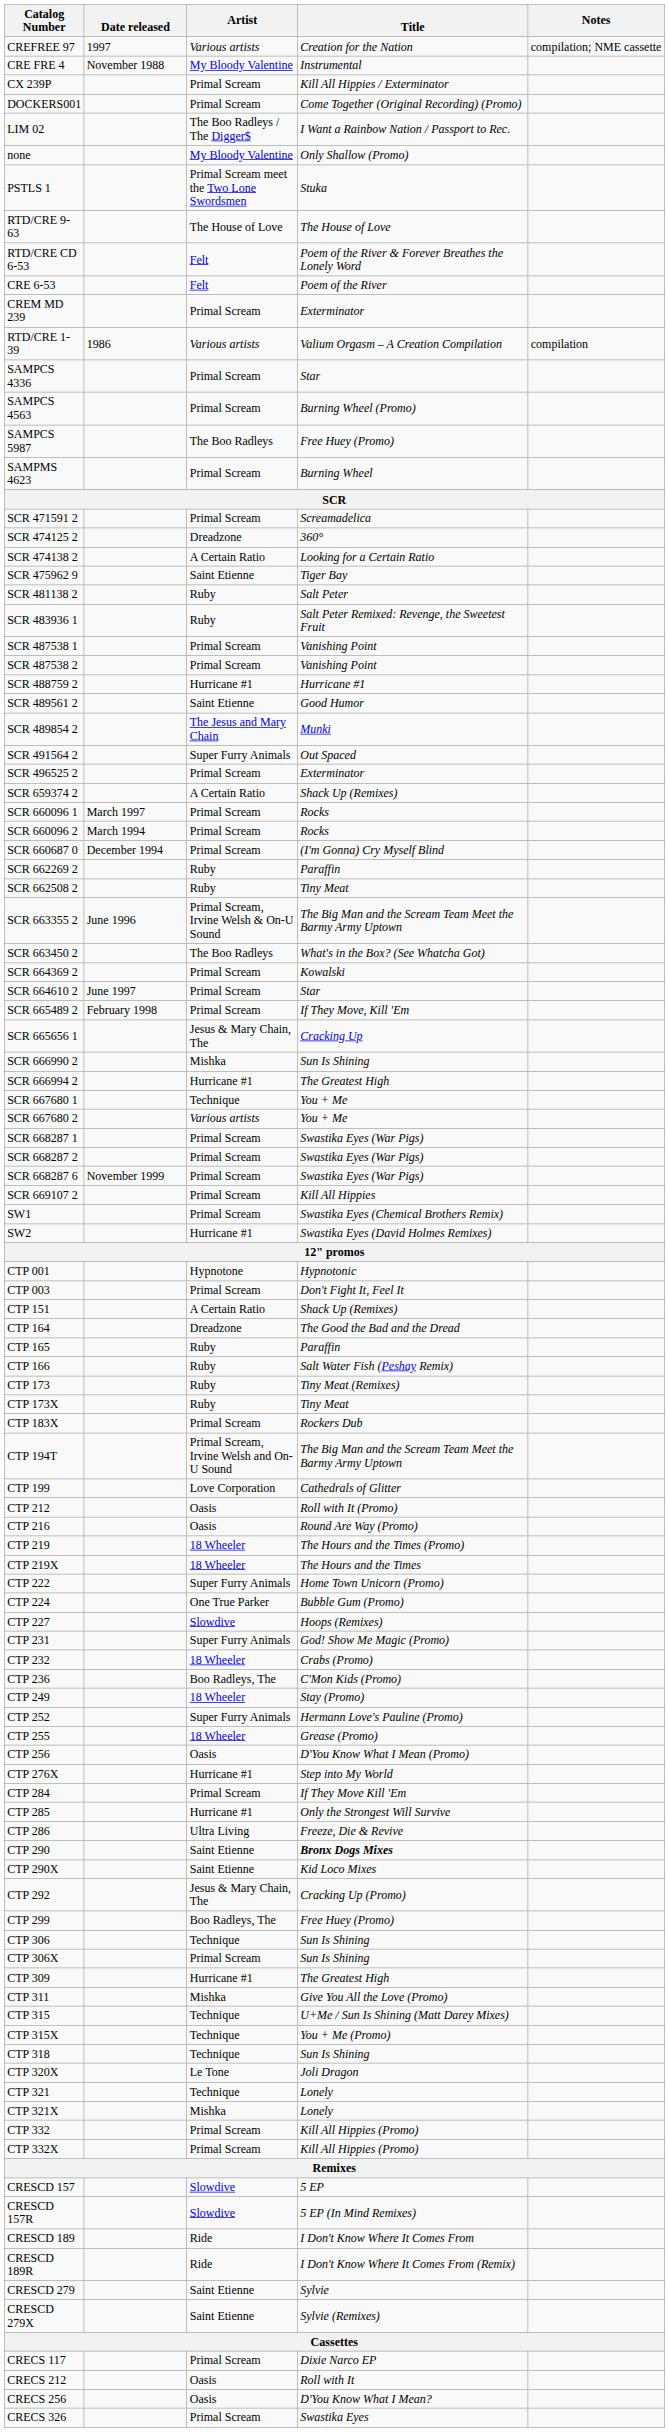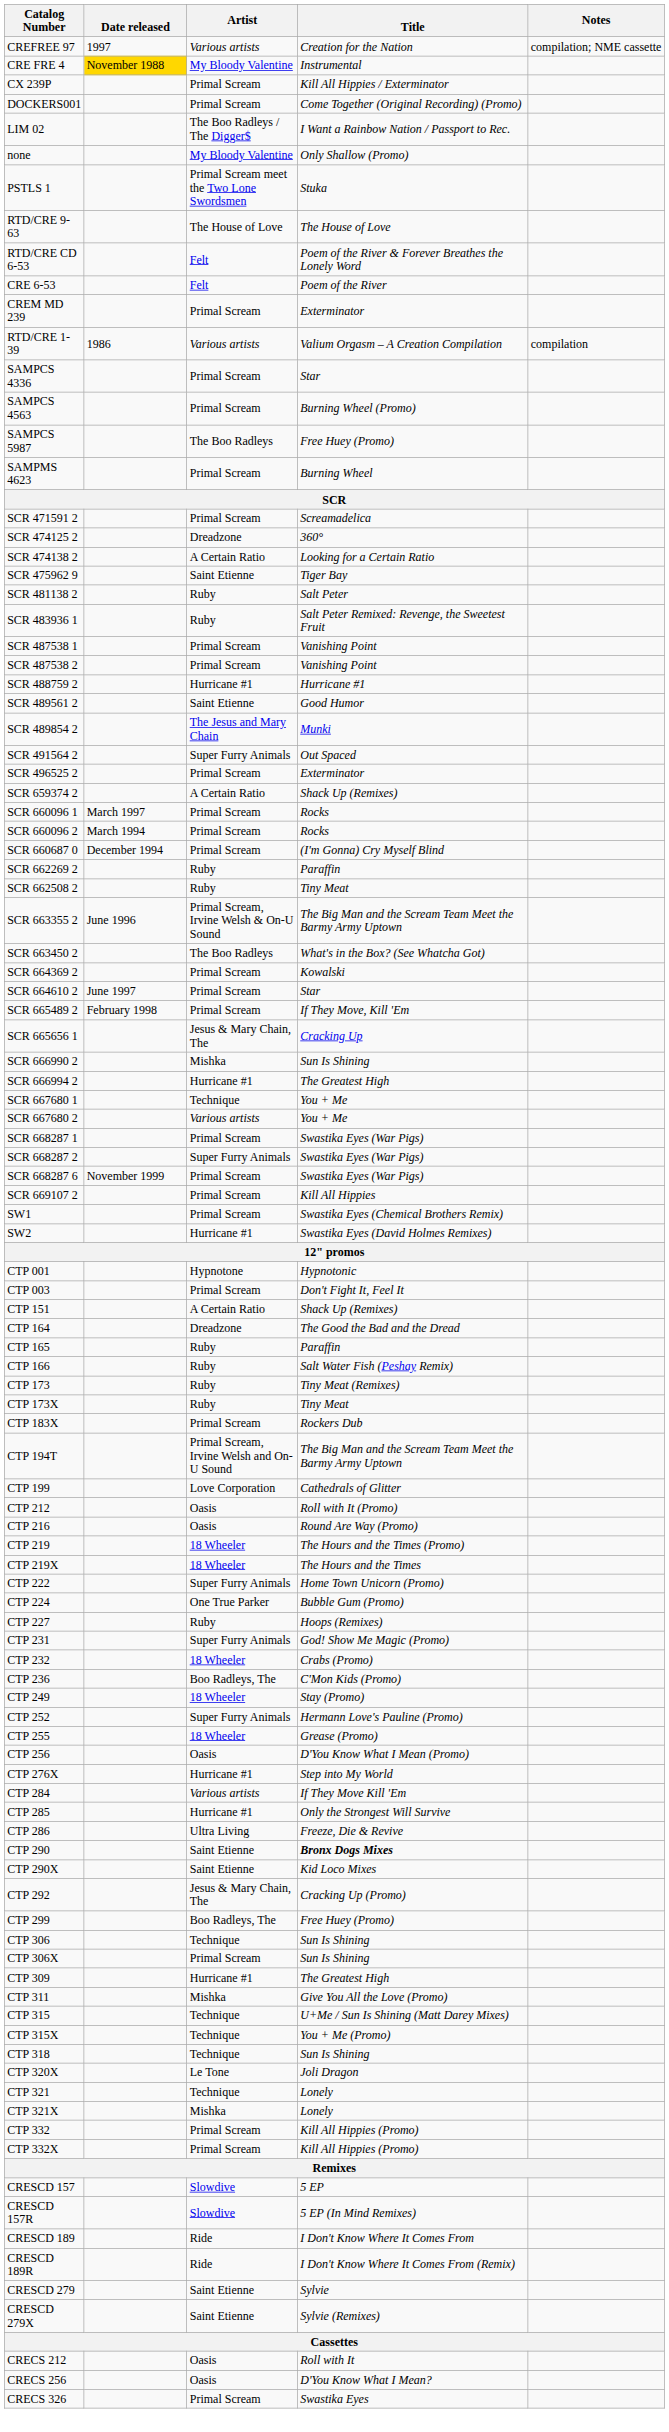(126, 65) no background -> (126, 65) gold background
(225, 1157) Primal Scream -> (240, 1157) Super Furry Animals
(212, 1621) Slowdive -> (203, 1621) Ruby
(225, 1793) Primal Scream -> (225, 1793) Various artists
- row: (36, 2360)
